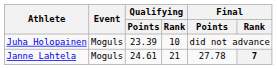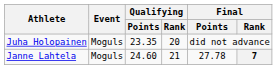(143, 41) 23.39 -> (143, 41) 23.35
(175, 41) 10 -> (175, 41) 20
(143, 56) 24.61 -> (143, 56) 24.60
